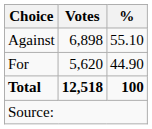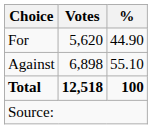rows swapped: (18, 64) <-> (31, 40)
